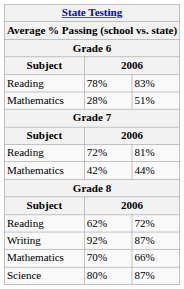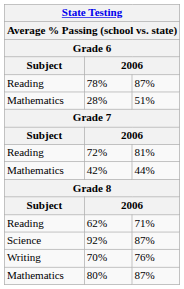(145, 83) 83% -> (145, 83) 87%
(145, 223) 72% -> (145, 223) 71%
(24, 240) Writing -> (24, 240) Science
(35, 258) Mathematics -> (24, 258) Writing
(145, 258) 66% -> (145, 258) 76%
(24, 275) Science -> (35, 275) Mathematics
